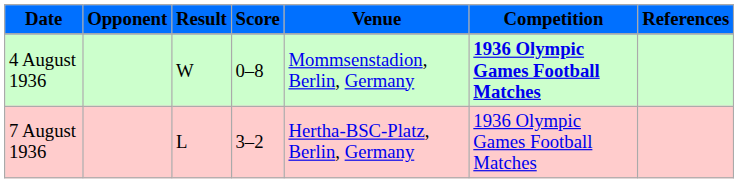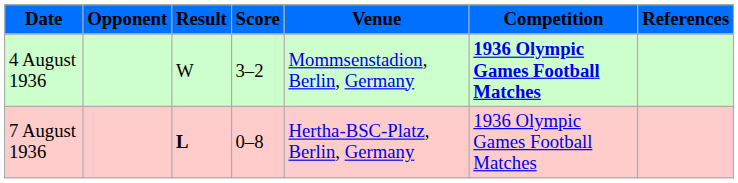(250, 70) 0–8 -> (250, 70) 3–2
(182, 141) normal -> (182, 141) bold
(250, 141) 3–2 -> (250, 141) 0–8
